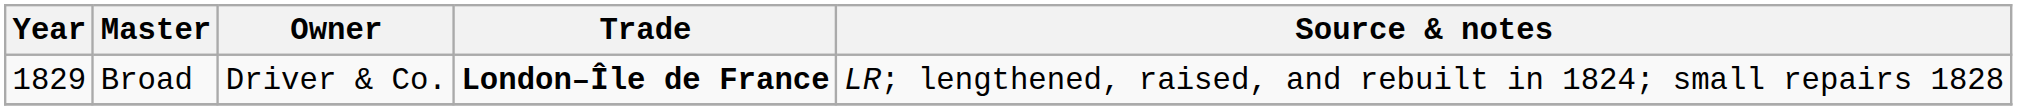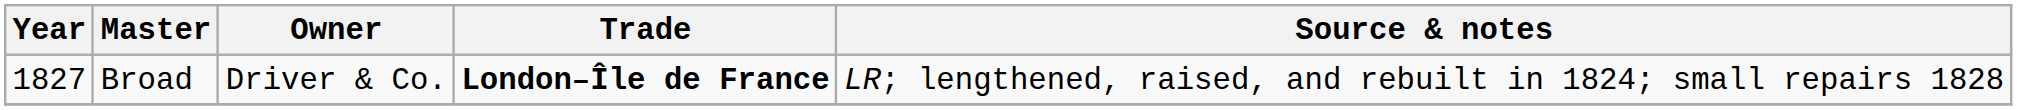(49, 80) 1829 -> (49, 80) 1827
